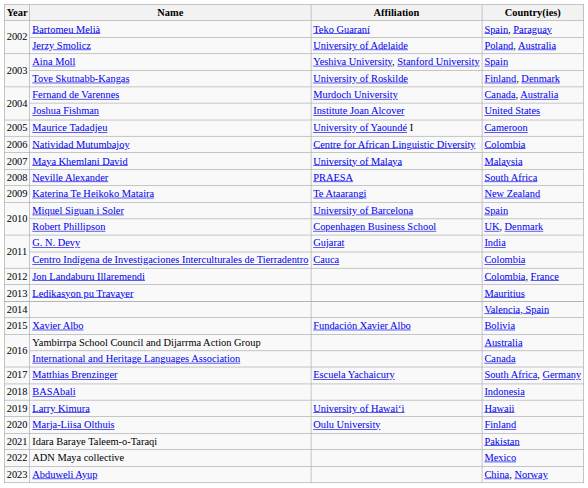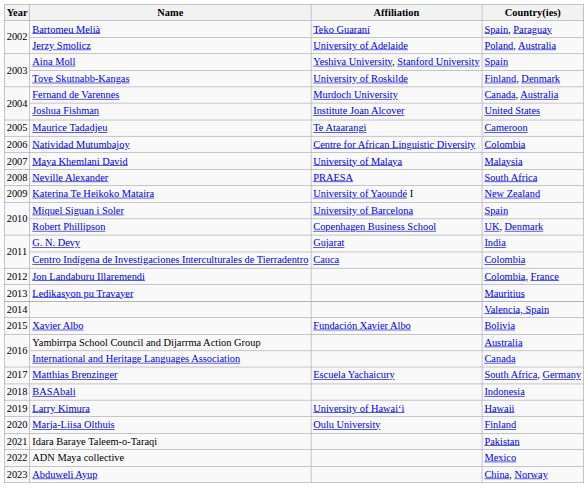(363, 128) University of Yaoundé I -> (340, 128) Te Ataarangi
(340, 194) Te Ataarangi -> (363, 194) University of Yaoundé I
